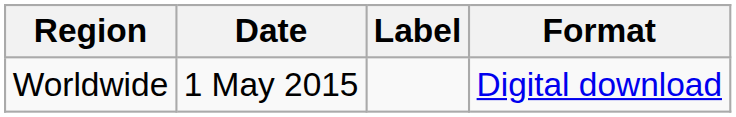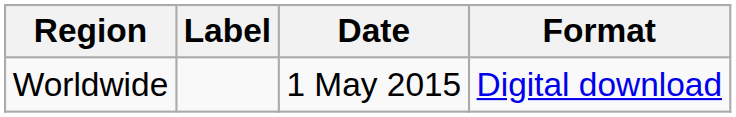columns swapped: (271, 31) <-> (418, 31)
